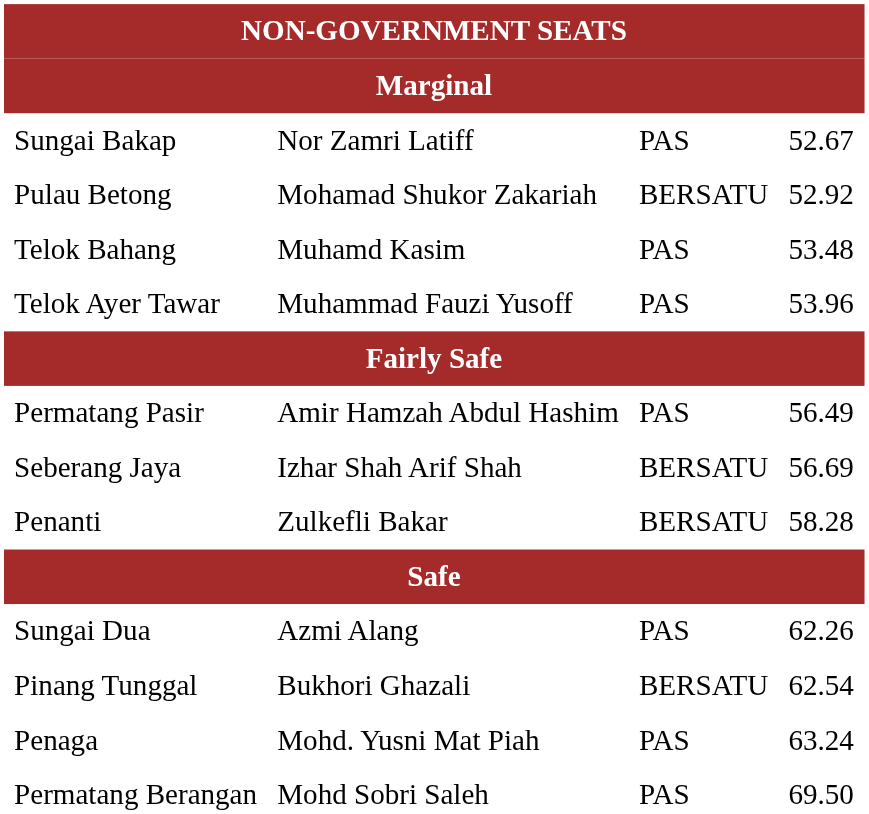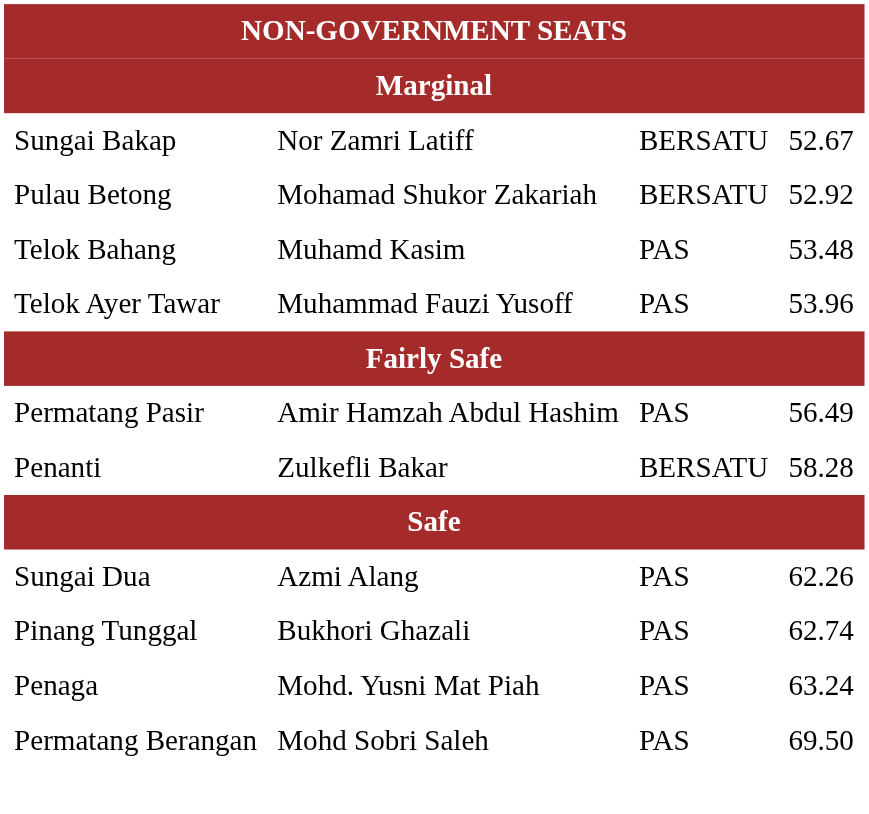(664, 139) PAS -> (704, 139) BERSATU
- row: (98, 466)
(704, 684) BERSATU -> (664, 630) PAS
(821, 684) 62.54 -> (821, 630) 62.74
